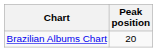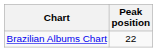(131, 39) 20 -> (131, 39) 22
